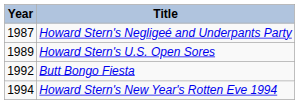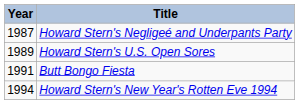(20, 71) 1992 -> (20, 71) 1991
